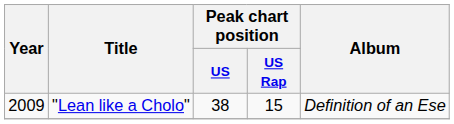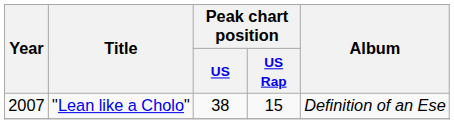(26, 105) 2009 -> (26, 105) 2007
